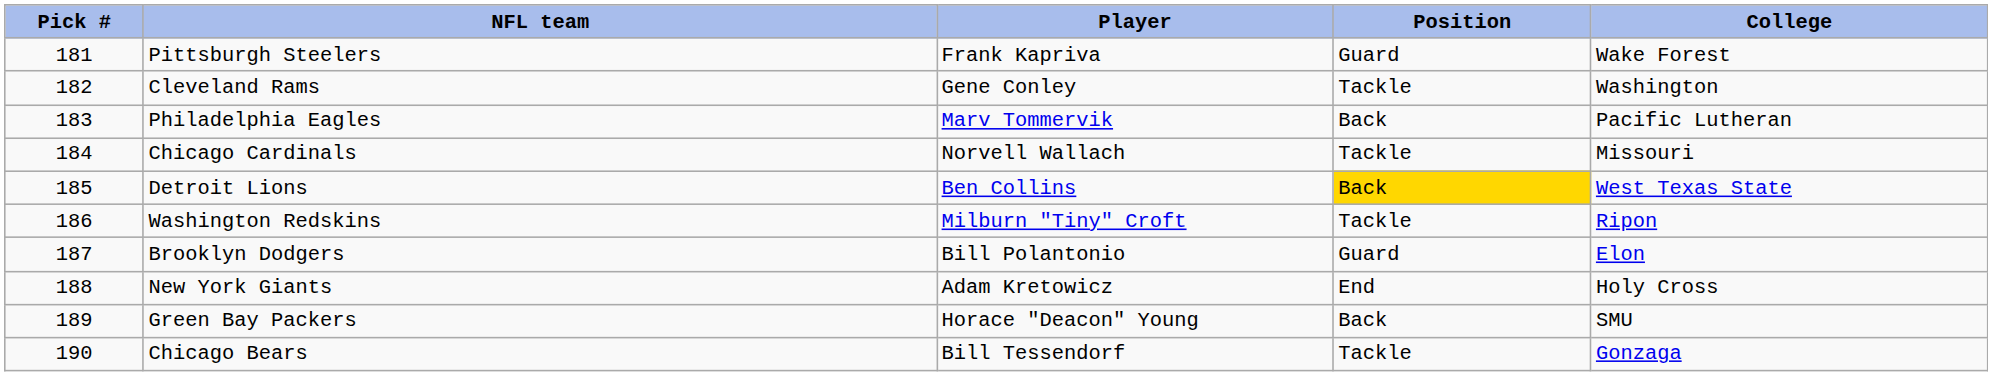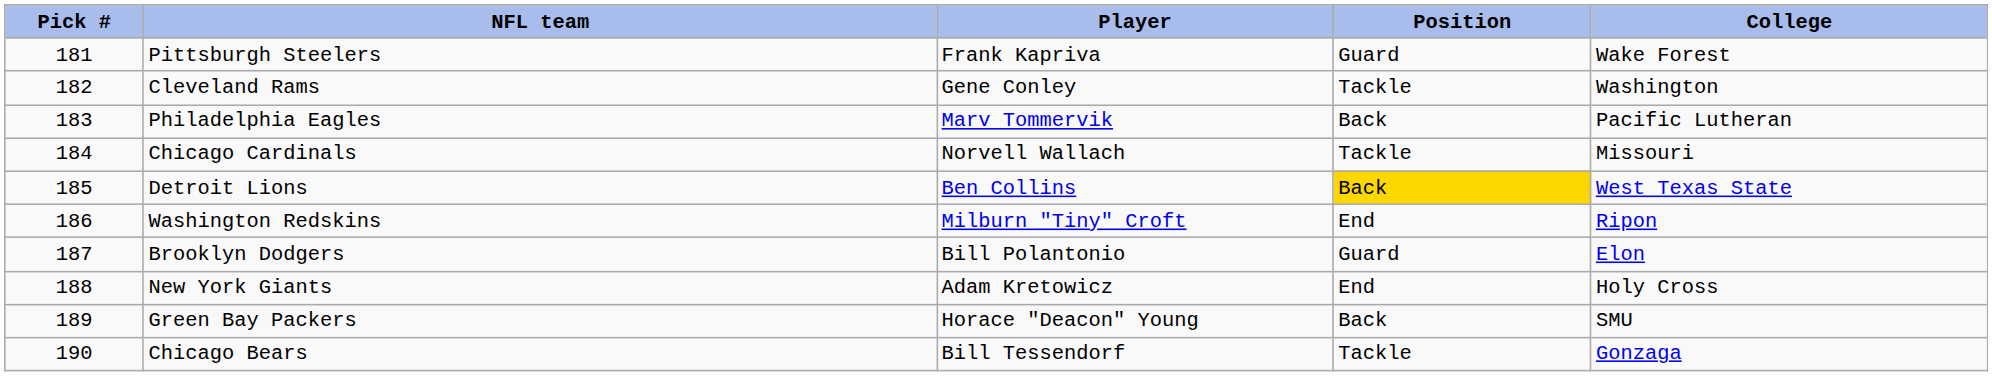(1375, 221) Tackle -> (1357, 221) End
